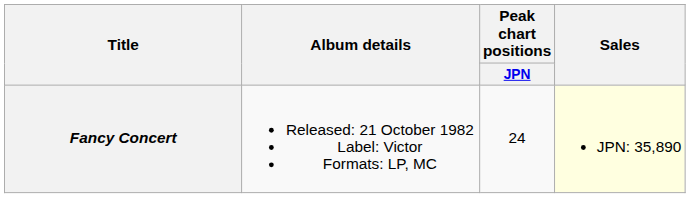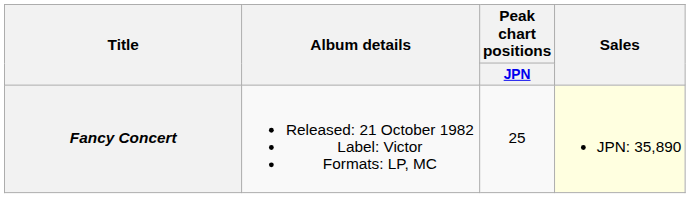(517, 138) 24 -> (517, 138) 25
